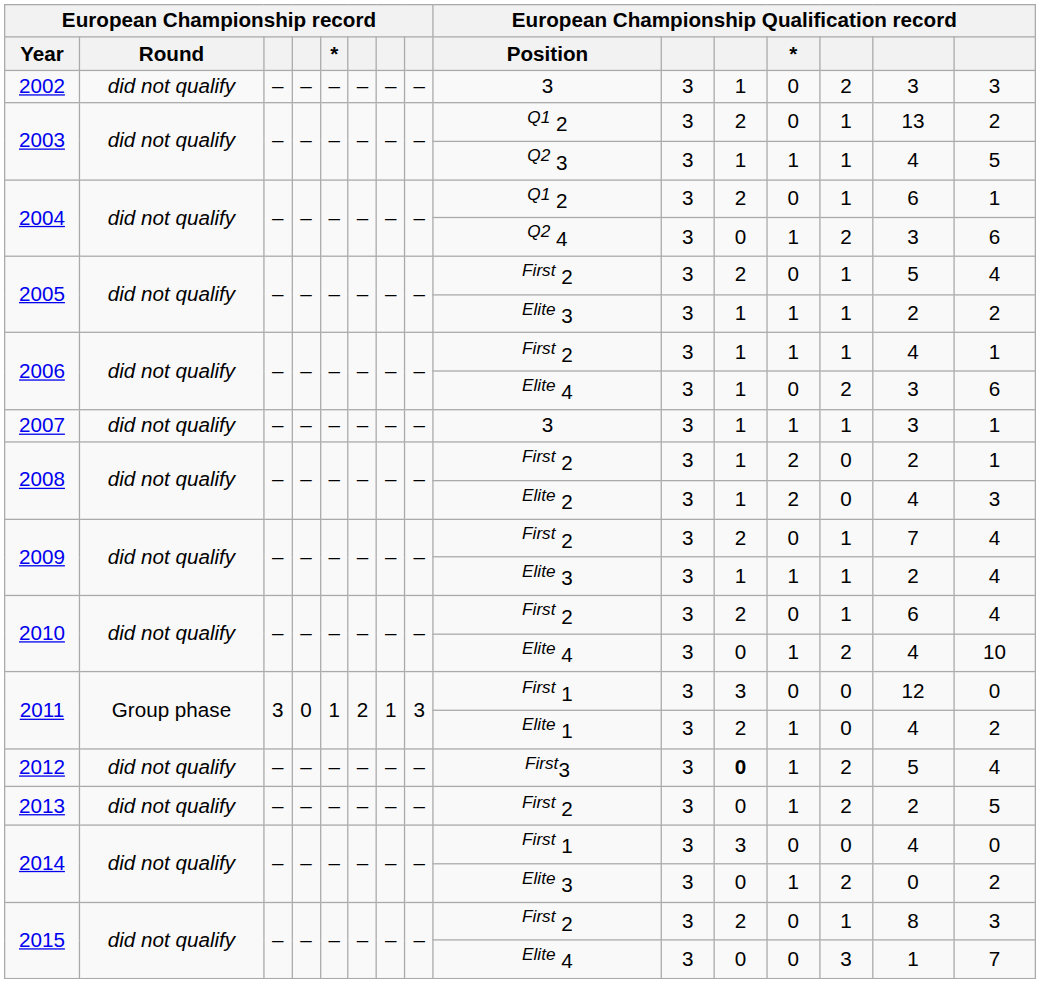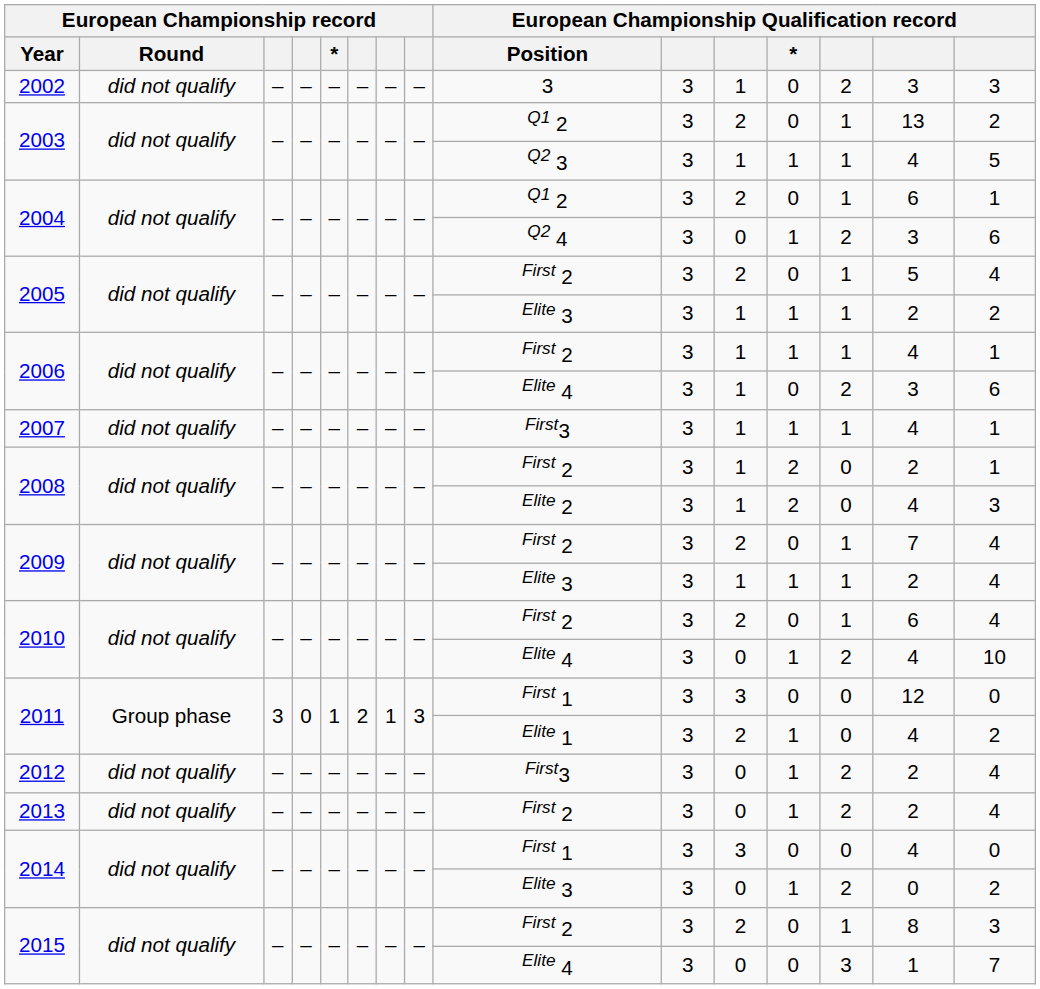(547, 425) 3 -> (547, 428) First3
(913, 425) 3 -> (913, 428) 4
(741, 767) bold -> (741, 773) normal
(913, 767) 5 -> (913, 773) 2
(995, 805) 5 -> (995, 811) 4
